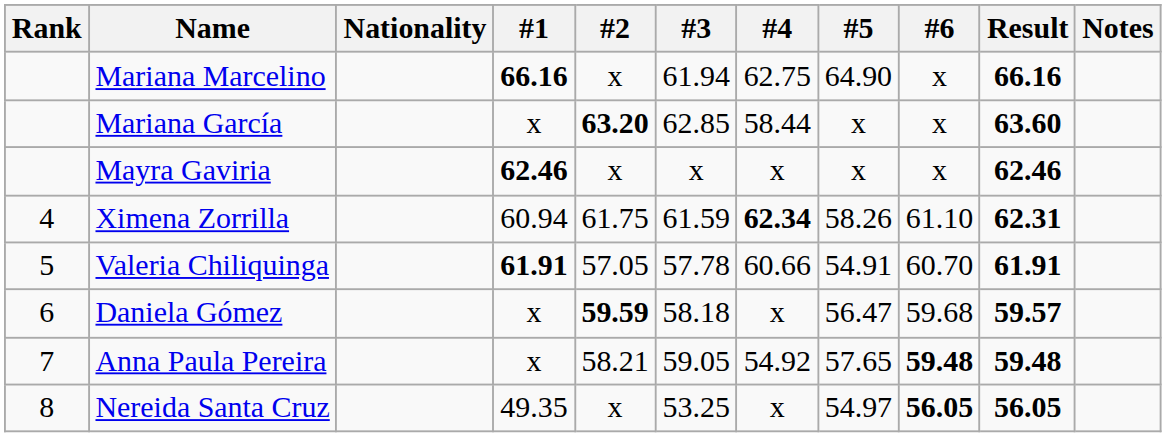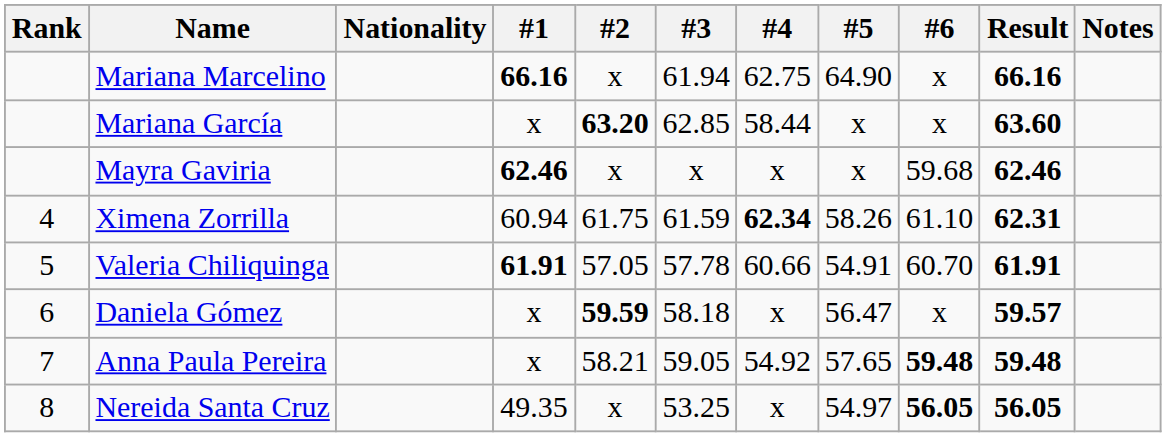(940, 170) x -> (940, 170) 59.68
(940, 312) 59.68 -> (940, 312) x
